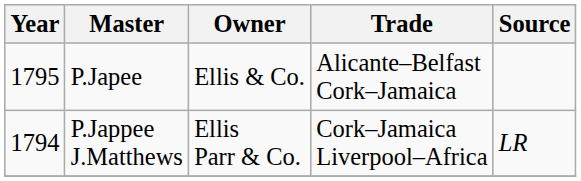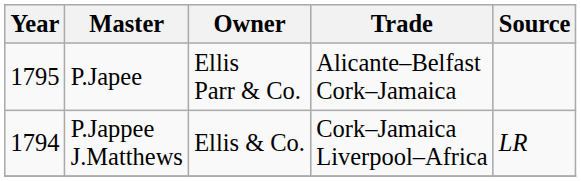(250, 76) Ellis & Co. -> (248, 76) Ellis Parr & Co.
(248, 142) Ellis Parr & Co. -> (250, 142) Ellis & Co.
